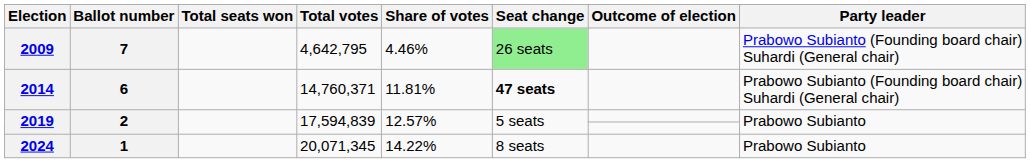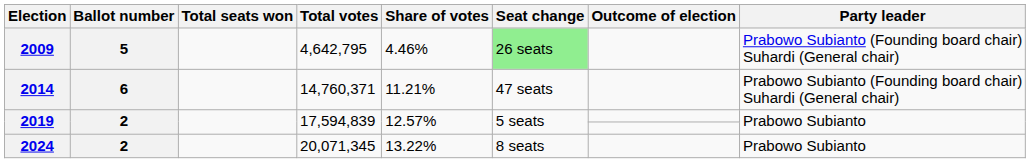(124, 48) 7 -> (124, 48) 5
(410, 89) 11.81% -> (410, 89) 11.21%
(526, 89) bold -> (524, 89) normal
(124, 145) 1 -> (124, 145) 2
(411, 145) 14.22% -> (411, 145) 13.22%
